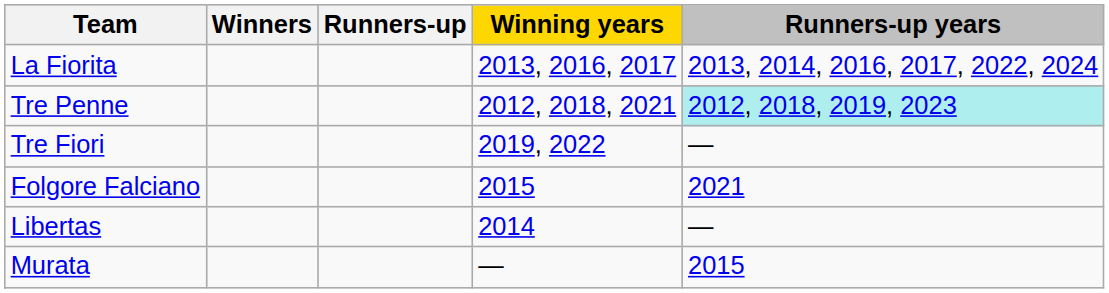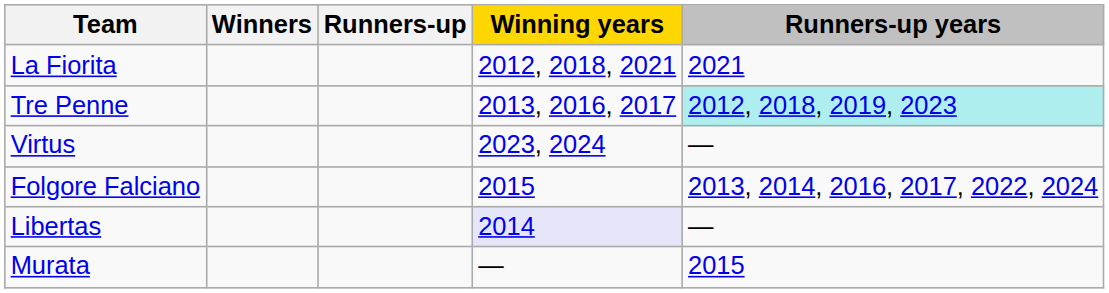(577, 65) 2013, 2016, 2017 -> (577, 65) 2012, 2018, 2021
(893, 65) 2013, 2014, 2016, 2017, 2022, 2024 -> (716, 65) 2021
(577, 105) 2012, 2018, 2021 -> (577, 105) 2013, 2016, 2017
- row: (58, 145)
+ row: (43, 145)
(716, 186) 2021 -> (893, 186) 2013, 2014, 2016, 2017, 2022, 2024
(507, 226) no background -> (507, 226) lavender background
